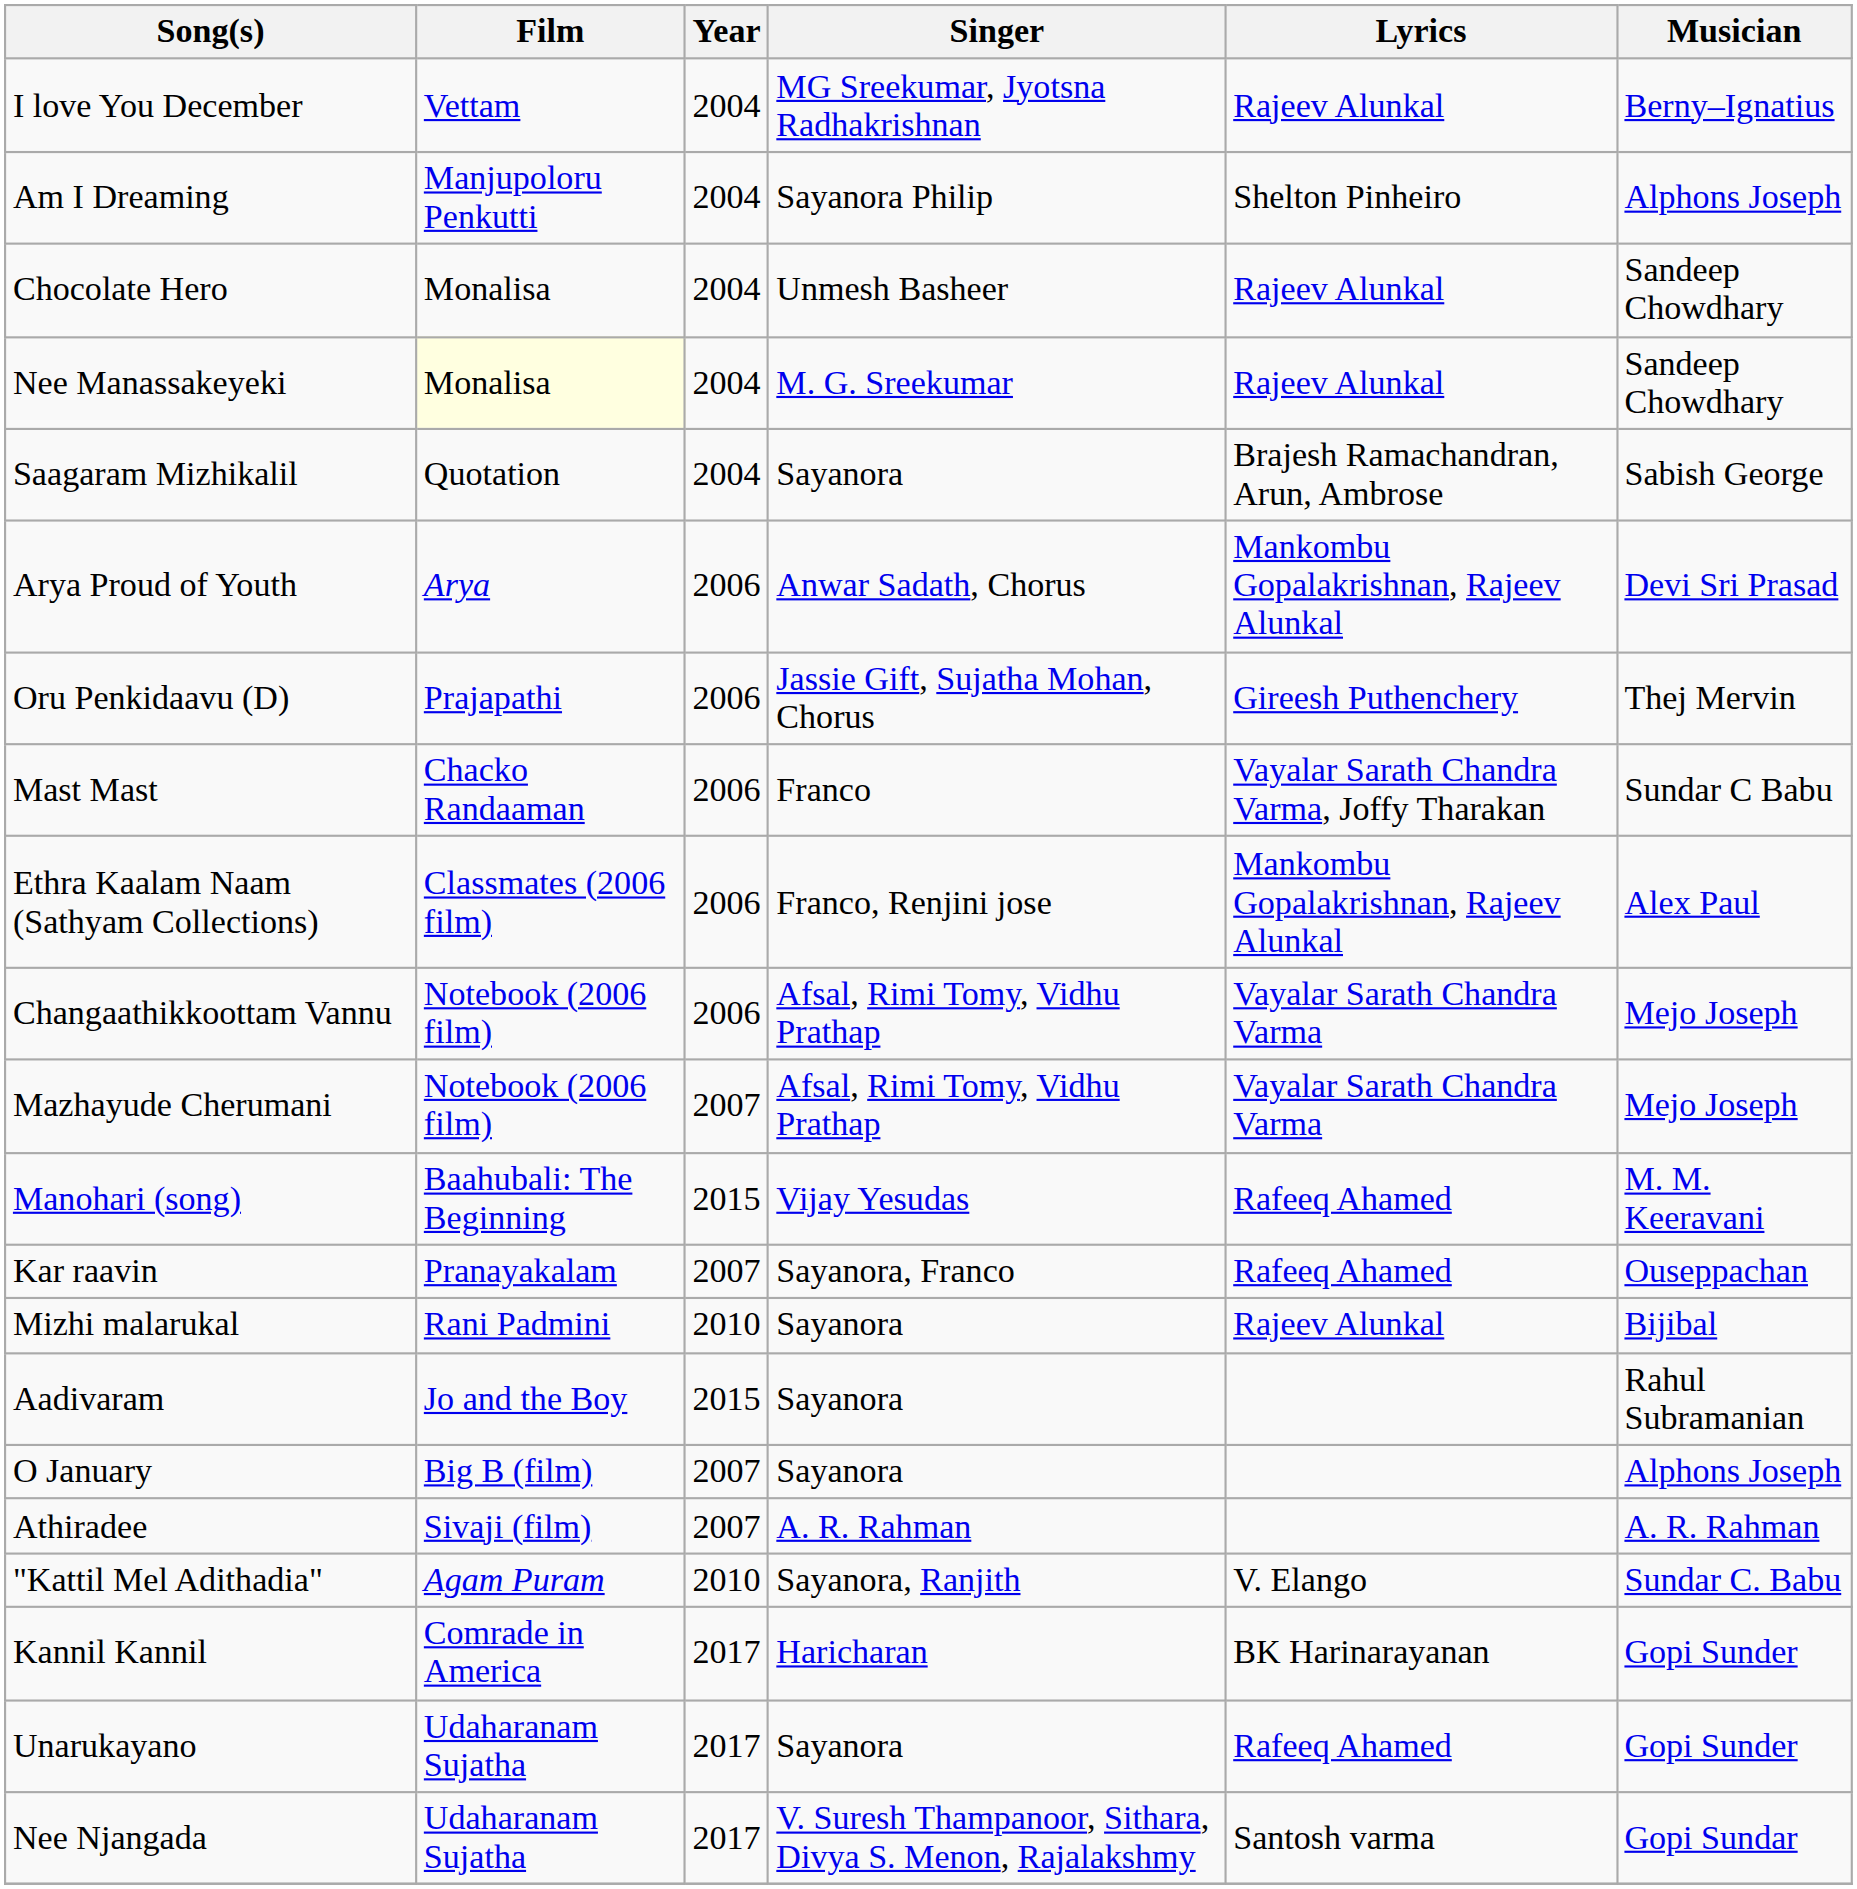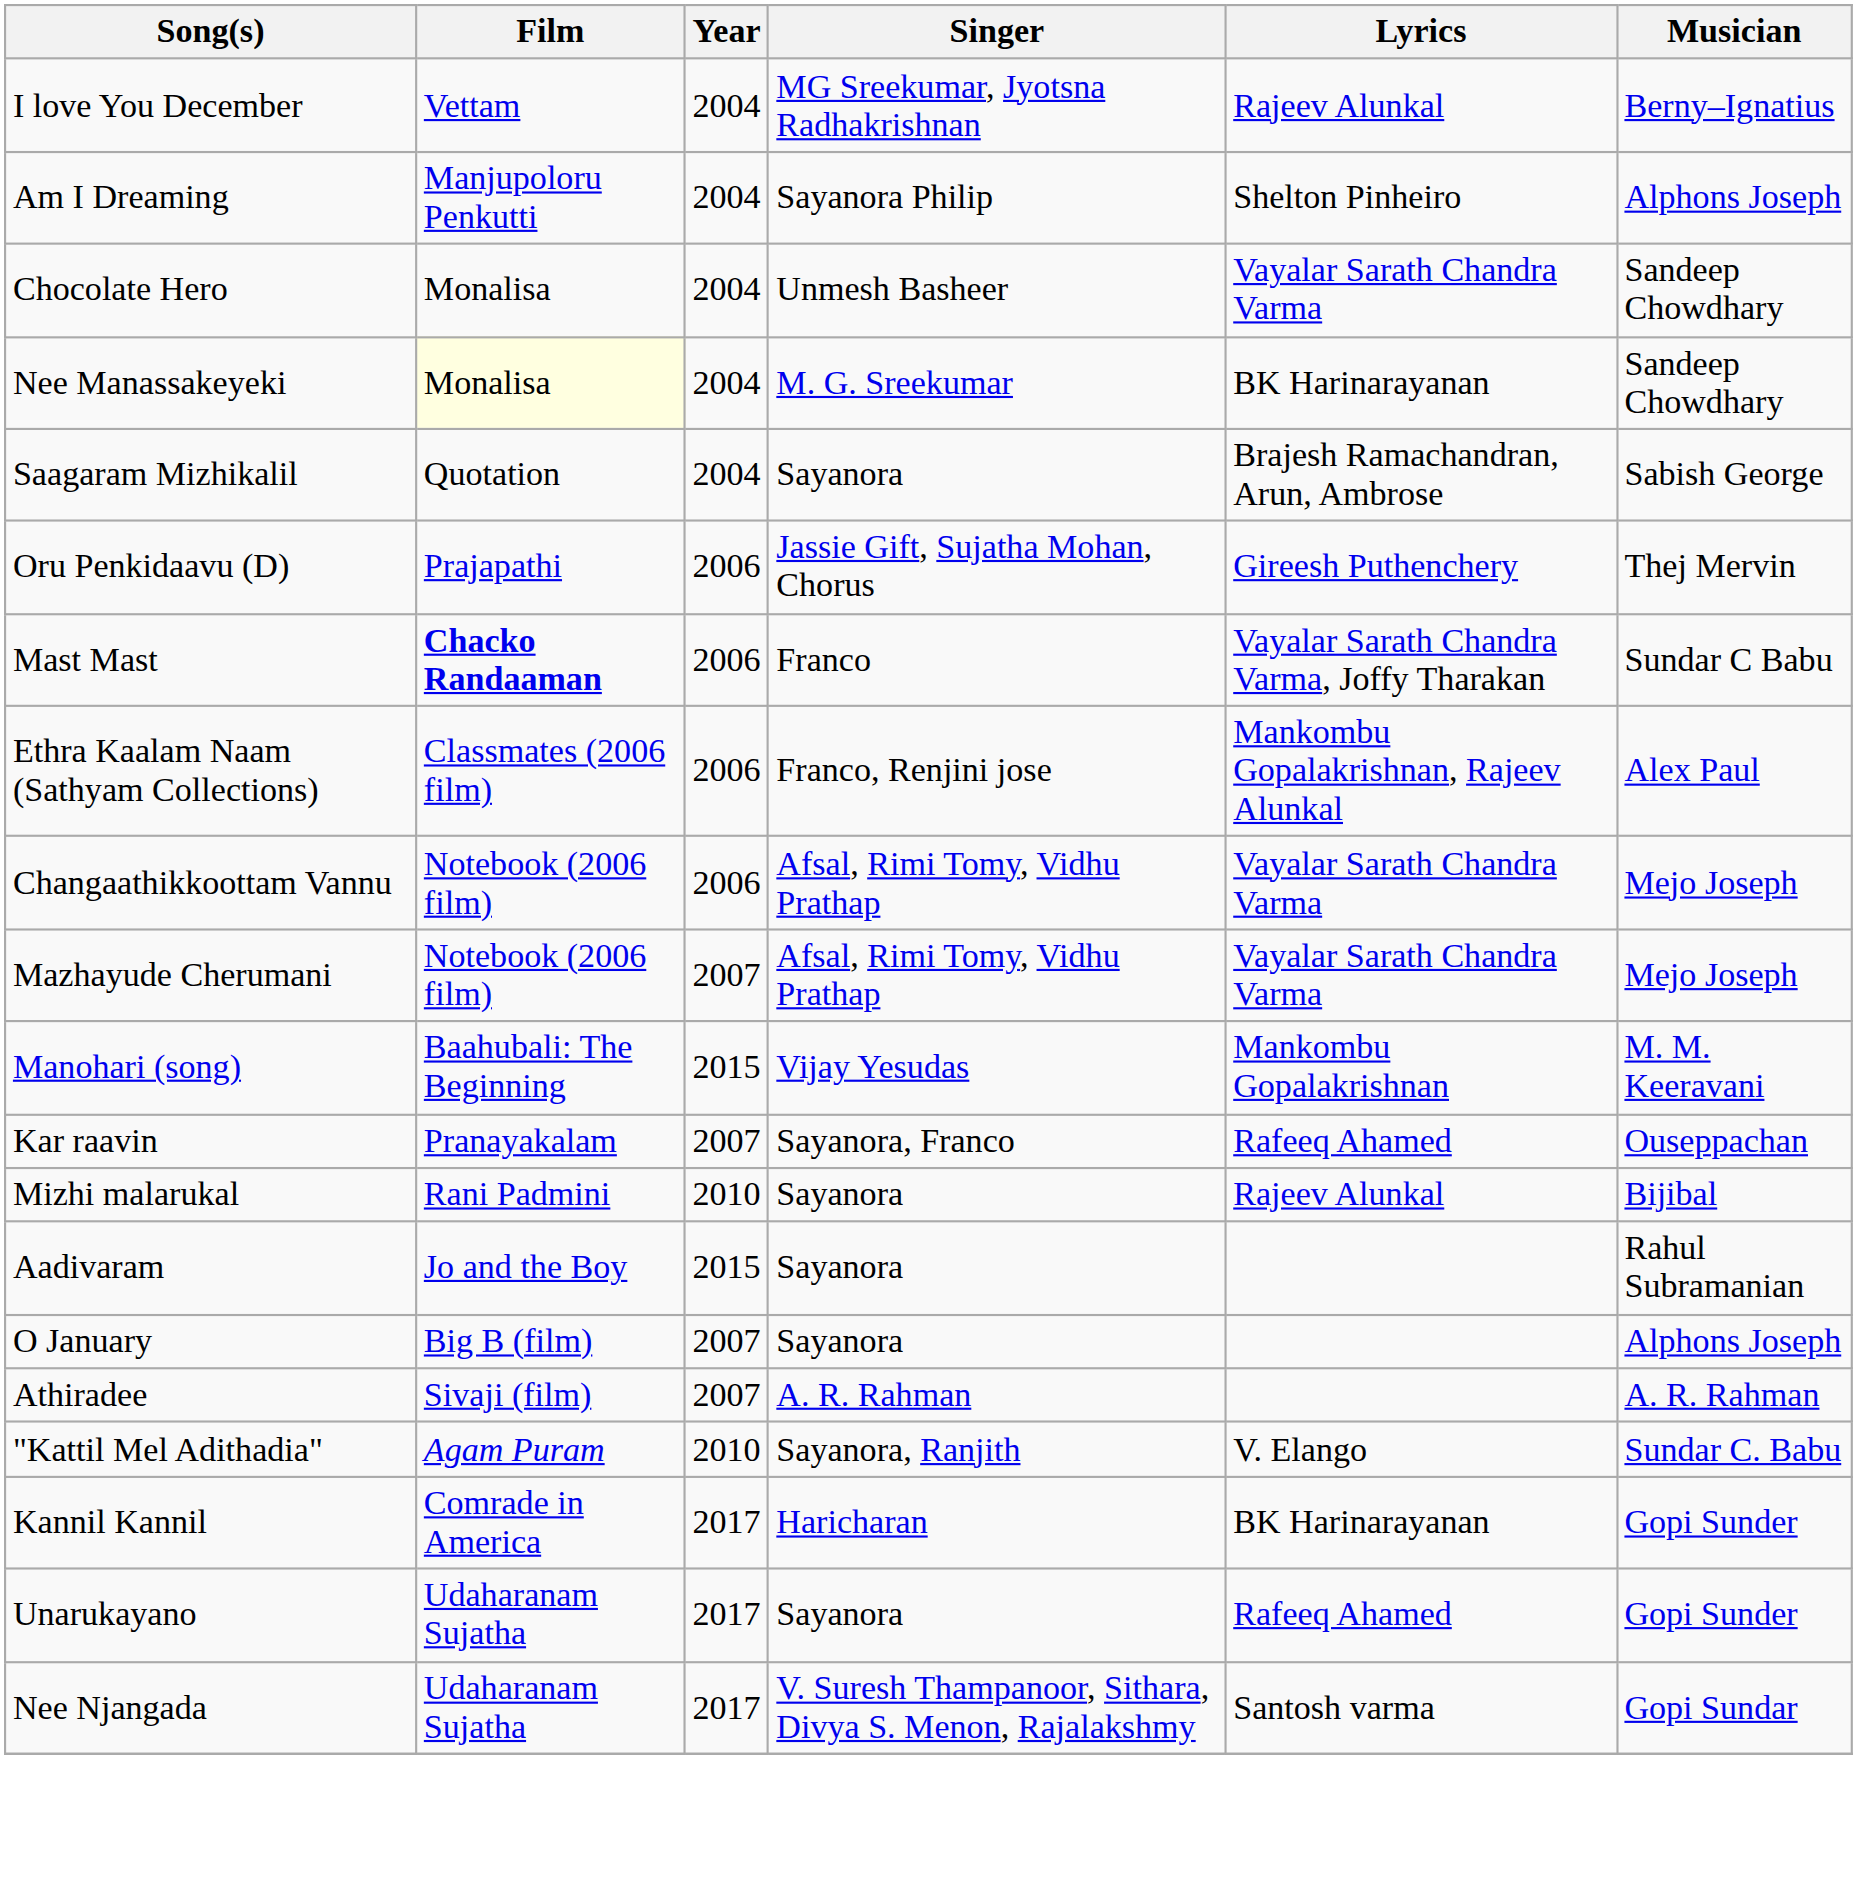(1339, 289) Rajeev Alunkal -> (1395, 289) Vayalar Sarath Chandra Varma
(1339, 381) Rajeev Alunkal -> (1361, 381) BK Harinarayanan
- row: (155, 585)
(504, 789) normal -> (513, 659) bold
(1343, 1197) Rafeeq Ahamed -> (1341, 1066) Mankombu Gopalakrishnan
